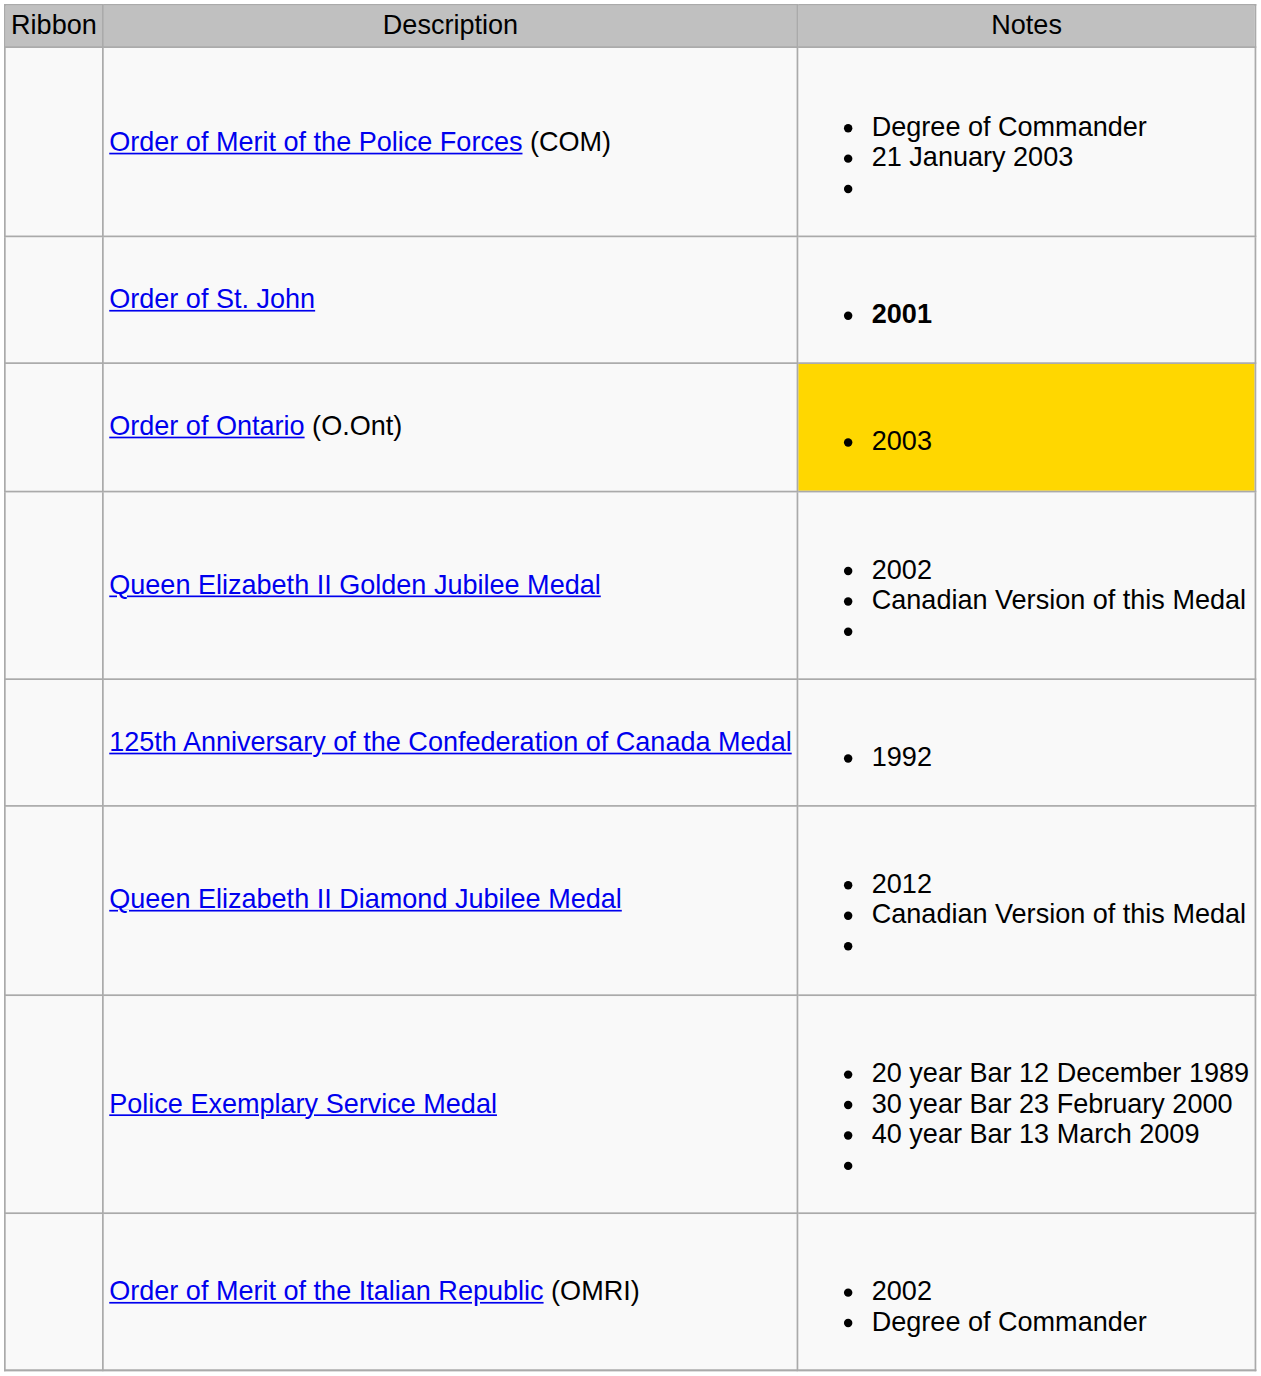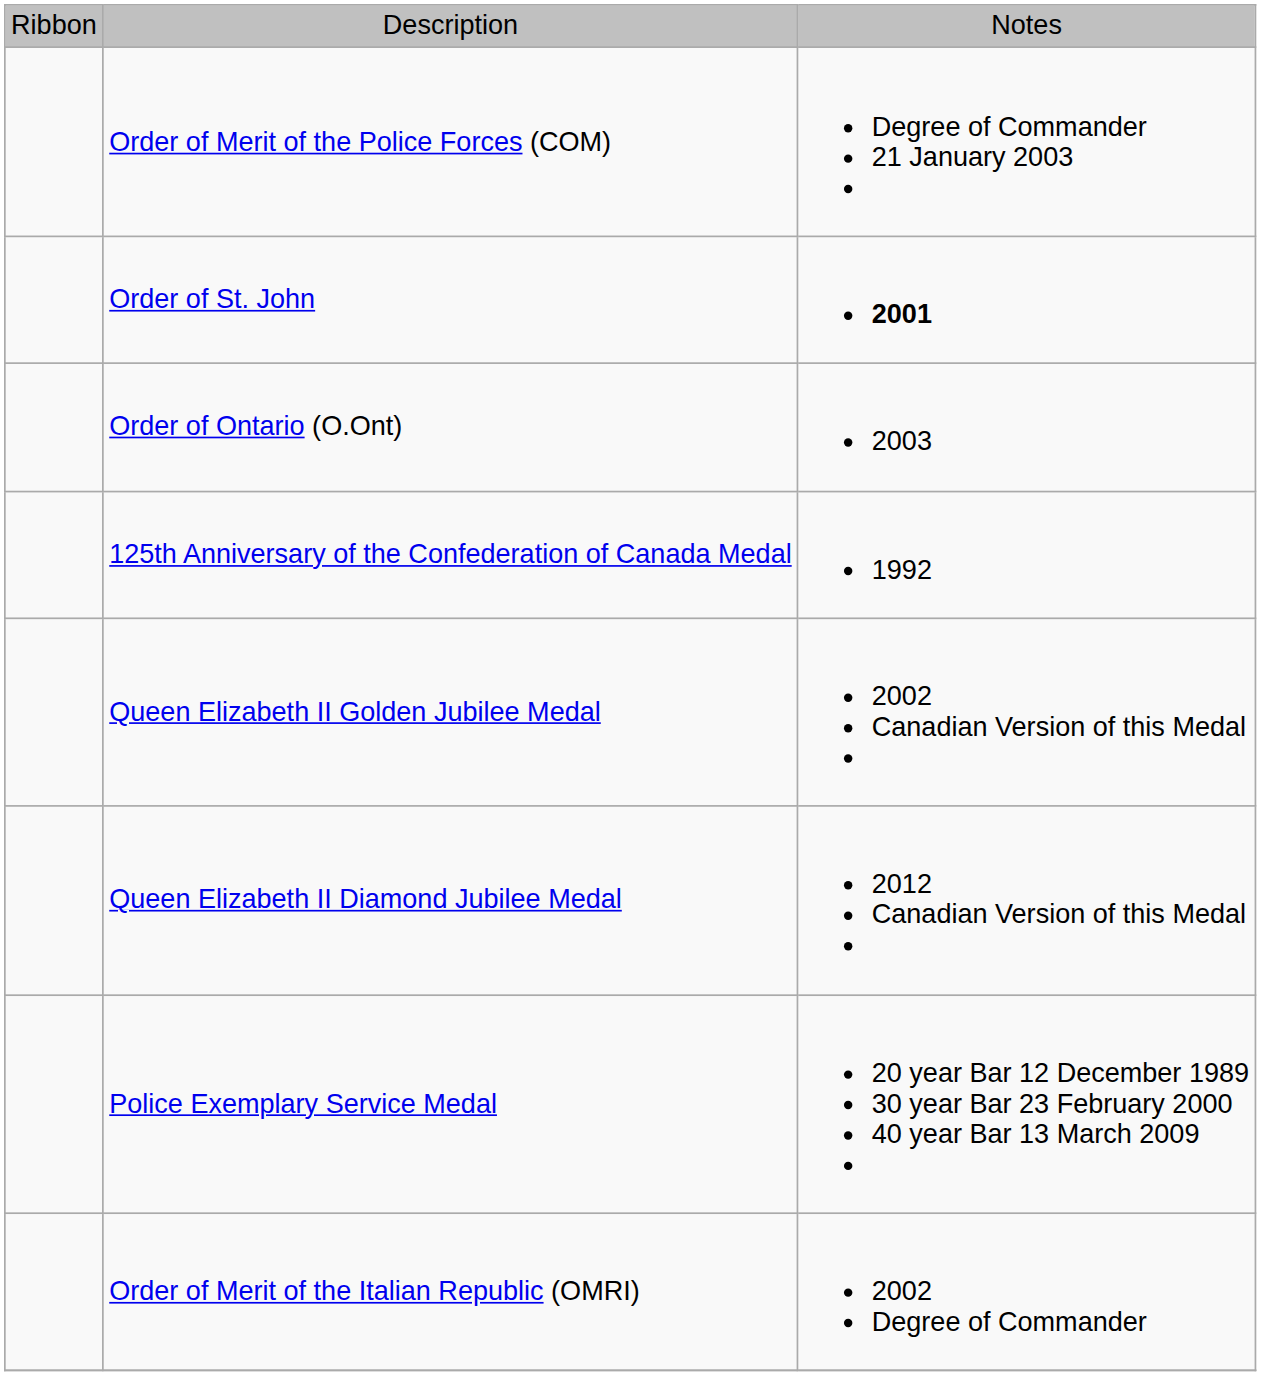(1027, 442) gold background -> (1027, 442) no background
rows swapped: (450, 742) <-> (355, 584)
